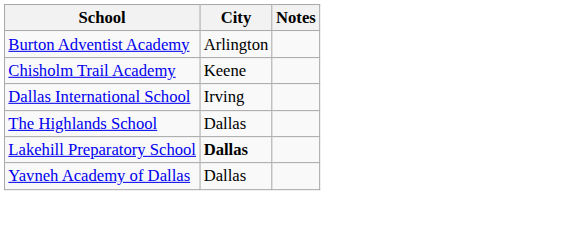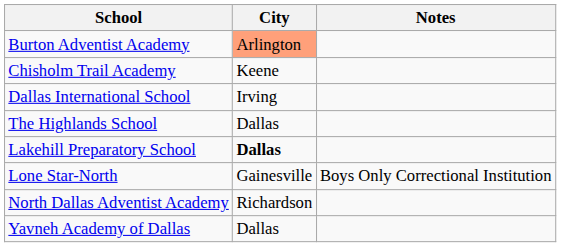(236, 44) no background -> (269, 44) lightsalmon background
+ row: (63, 176)
+ row: (119, 202)
